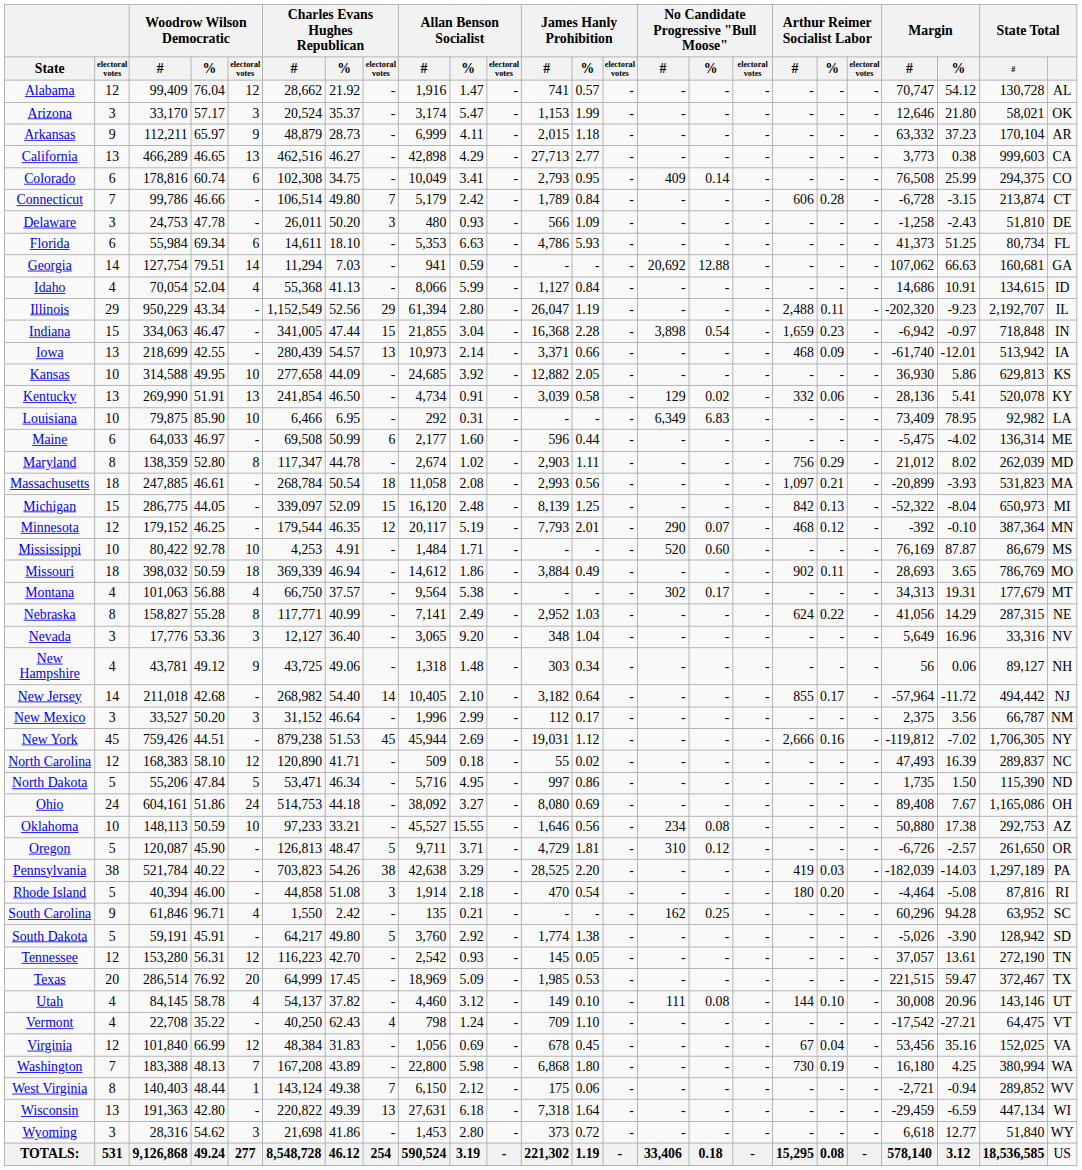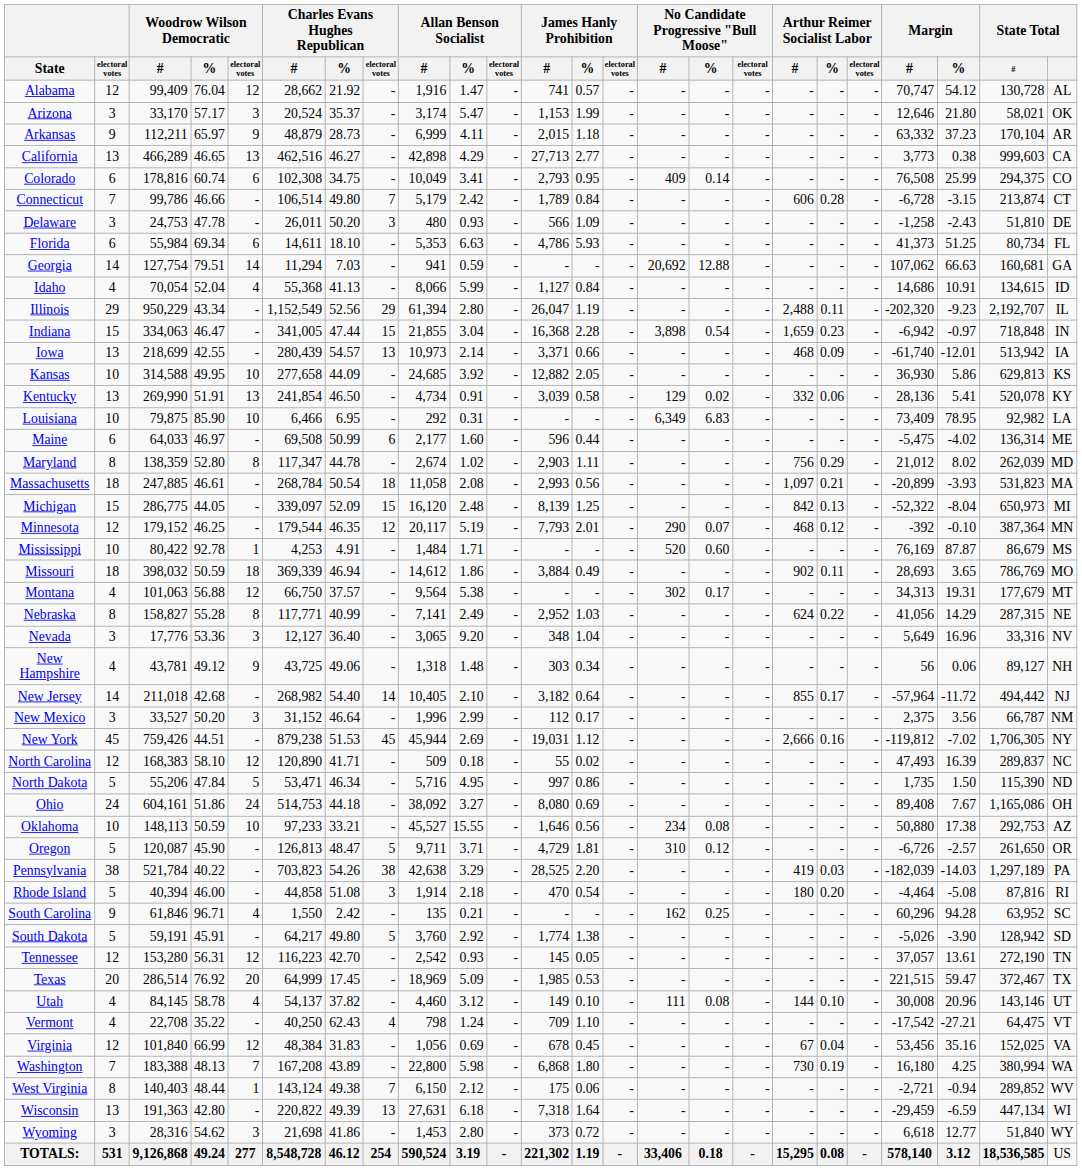(252, 549) 10 -> (256, 549) 1
(256, 593) 4 -> (252, 593) 12
